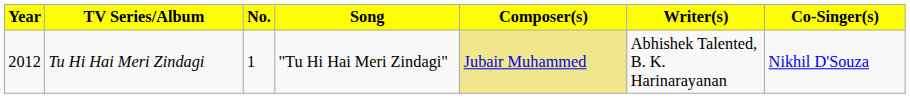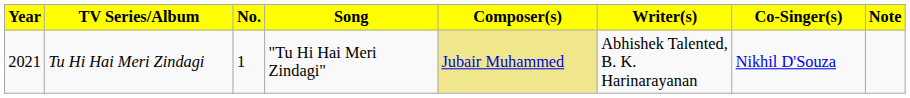+ column: (885, 17)
(25, 61) 2012 -> (25, 61) 2021
